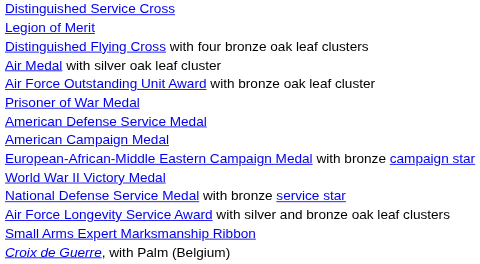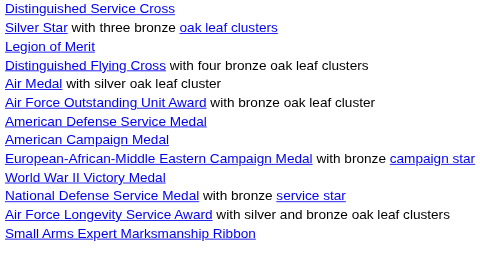+ row: (141, 27)
- row: (72, 102)
- row: (118, 252)
